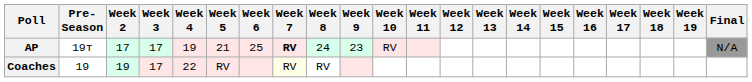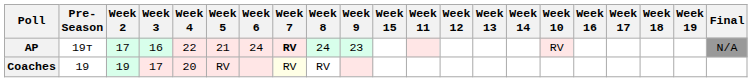columns swapped: (390, 21) <-> (557, 21)
(156, 47) 17 -> (156, 47) 16
(189, 47) 19 -> (189, 47) 22
(256, 47) 25 -> (256, 47) 24
(189, 67) 22 -> (189, 67) 20
